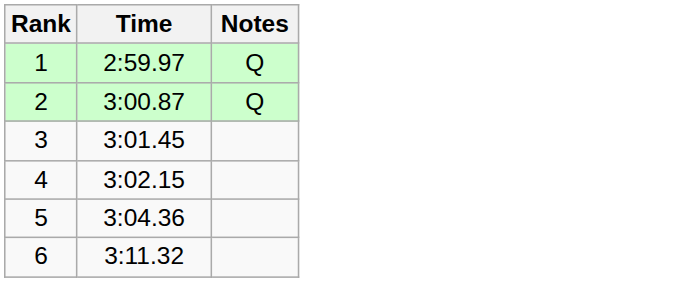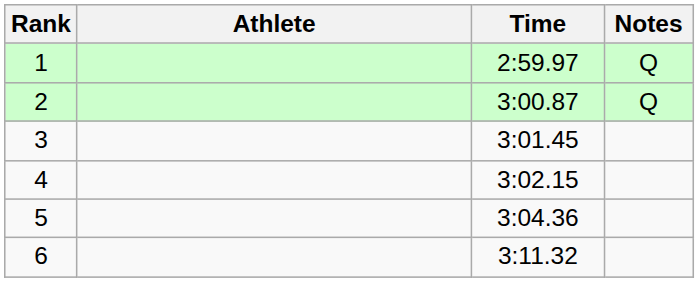+ column: (274, 23)
